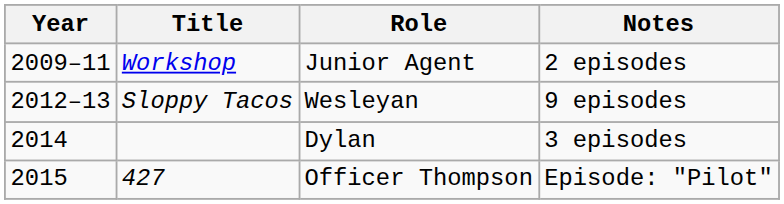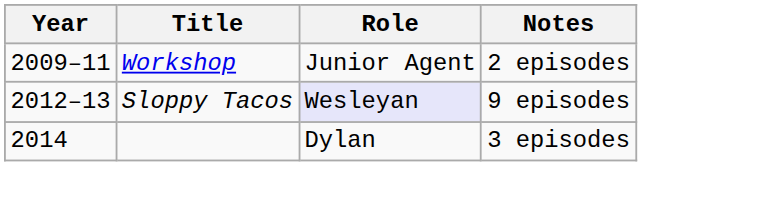(362, 102) no background -> (362, 102) lavender background
- row: (143, 179)
